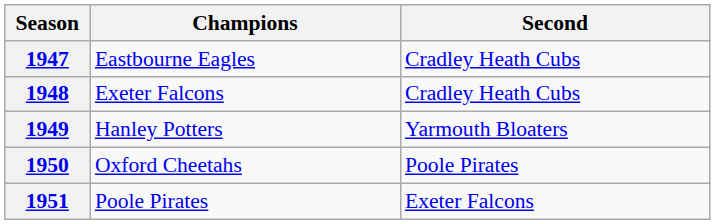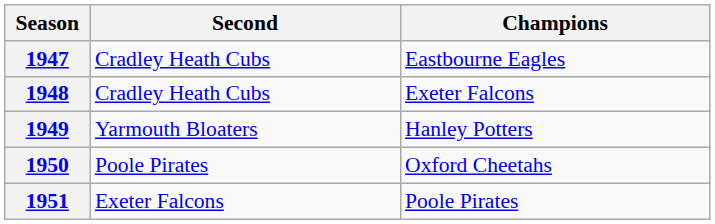columns swapped: (245, 22) <-> (555, 22)
